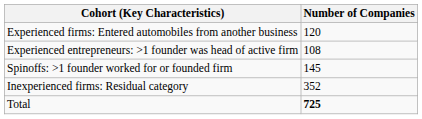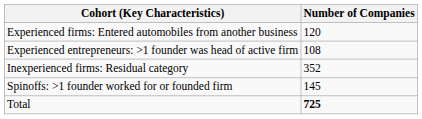rows swapped: (120, 68) <-> (98, 86)
